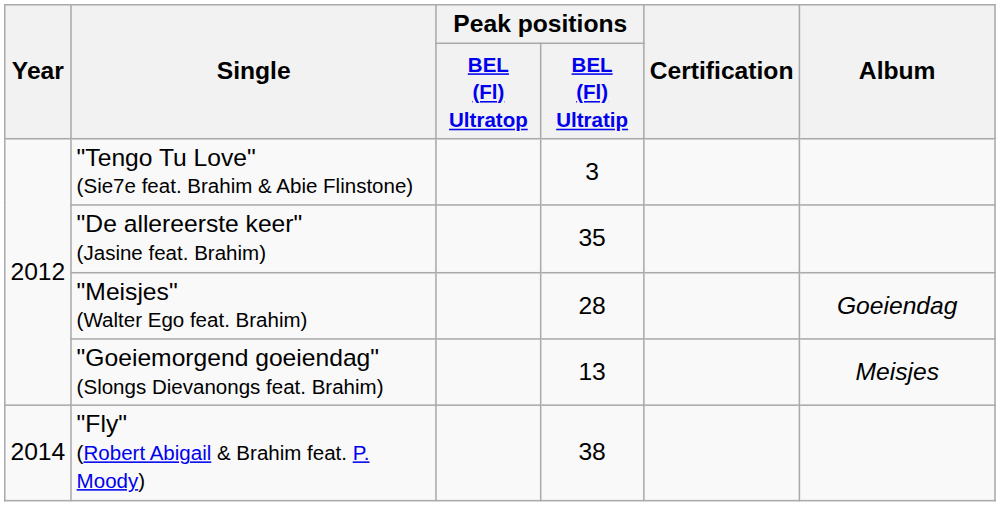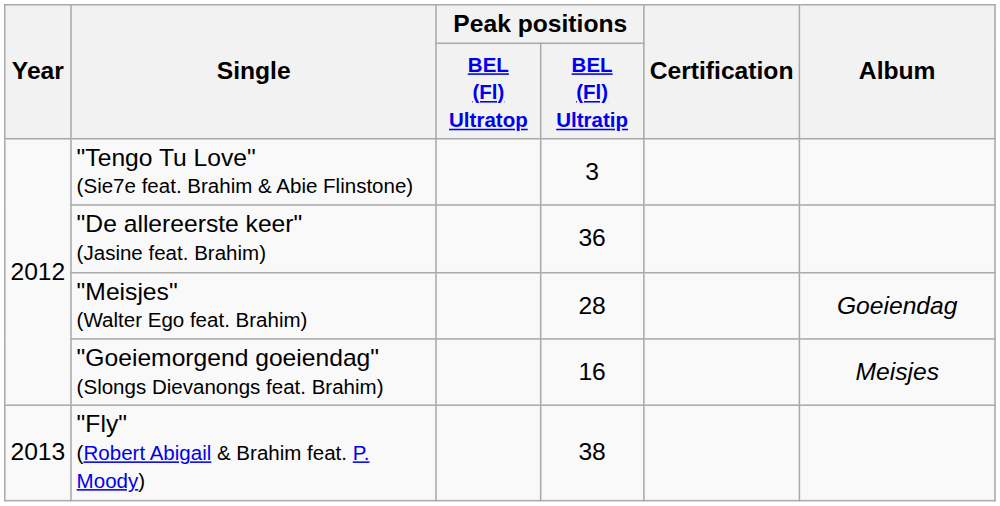(592, 238) 35 -> (592, 238) 36
(592, 371) 13 -> (592, 371) 16
(38, 452) 2014 -> (38, 452) 2013
